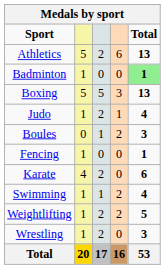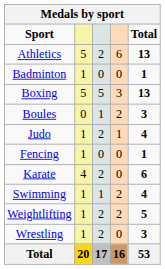(144, 73) lightgreen background -> (144, 73) no background
rows swapped: (39, 133) <-> (39, 113)
